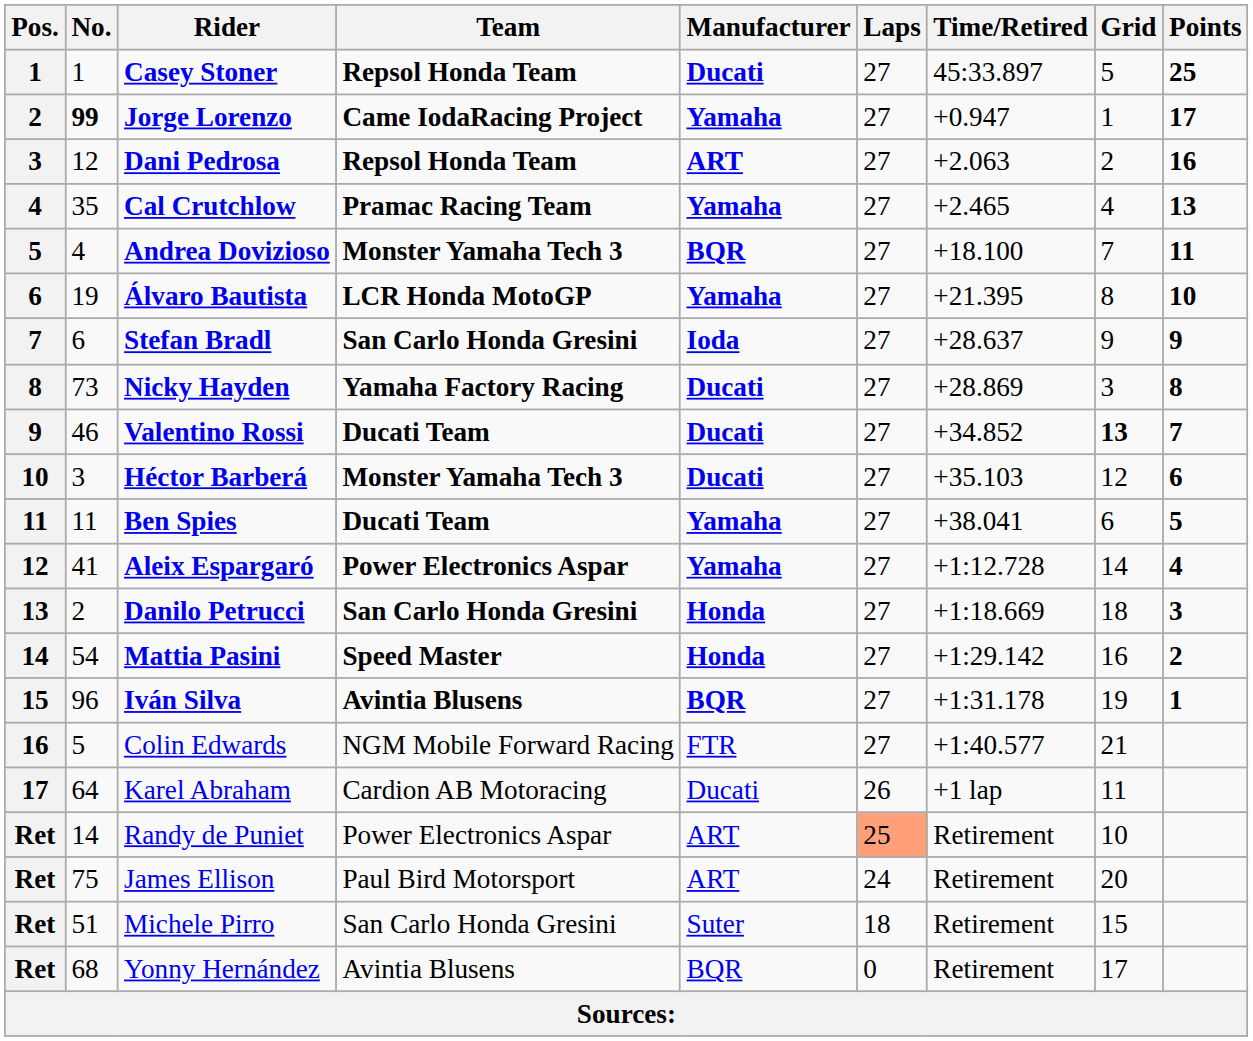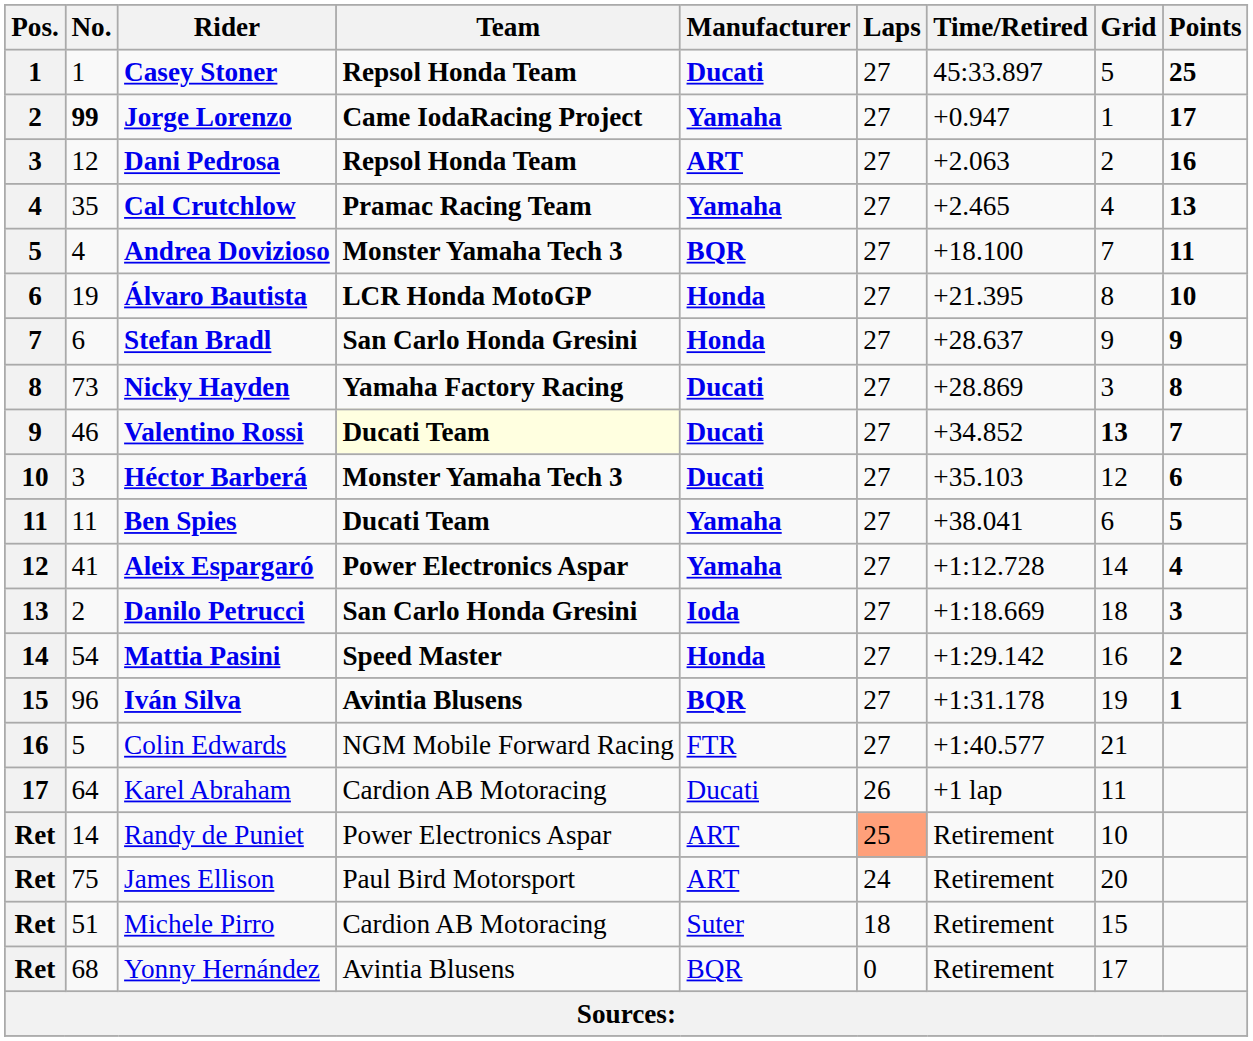(734, 296) Yamaha -> (726, 296) Honda
(713, 341) Ioda -> (726, 341) Honda
(416, 430) no background -> (416, 430) lightyellow background
(726, 610) Honda -> (713, 610) Ioda
(479, 924) San Carlo Honda Gresini -> (475, 924) Cardion AB Motoracing
